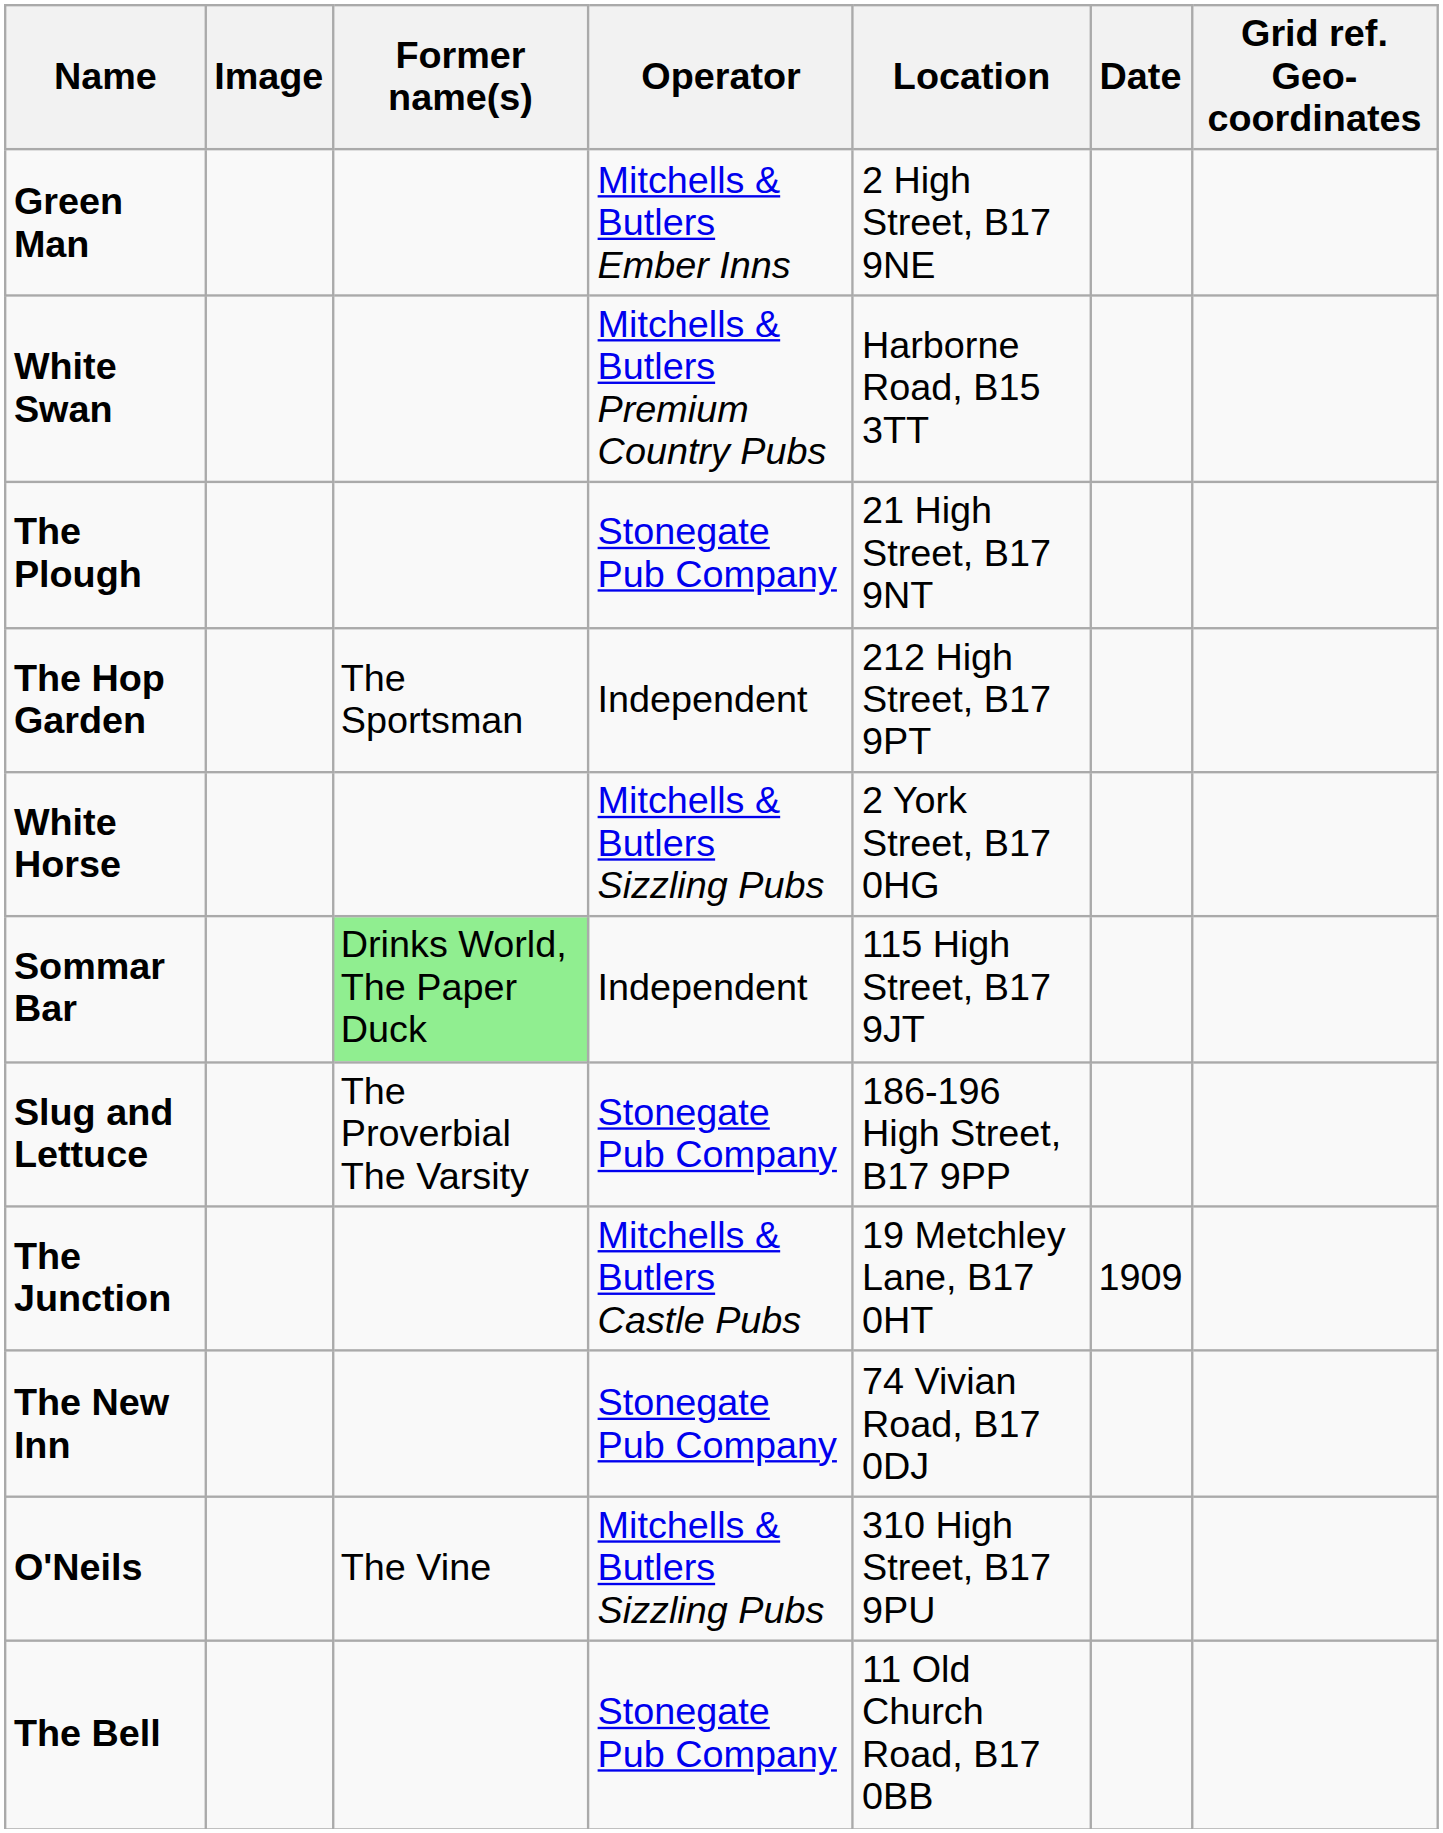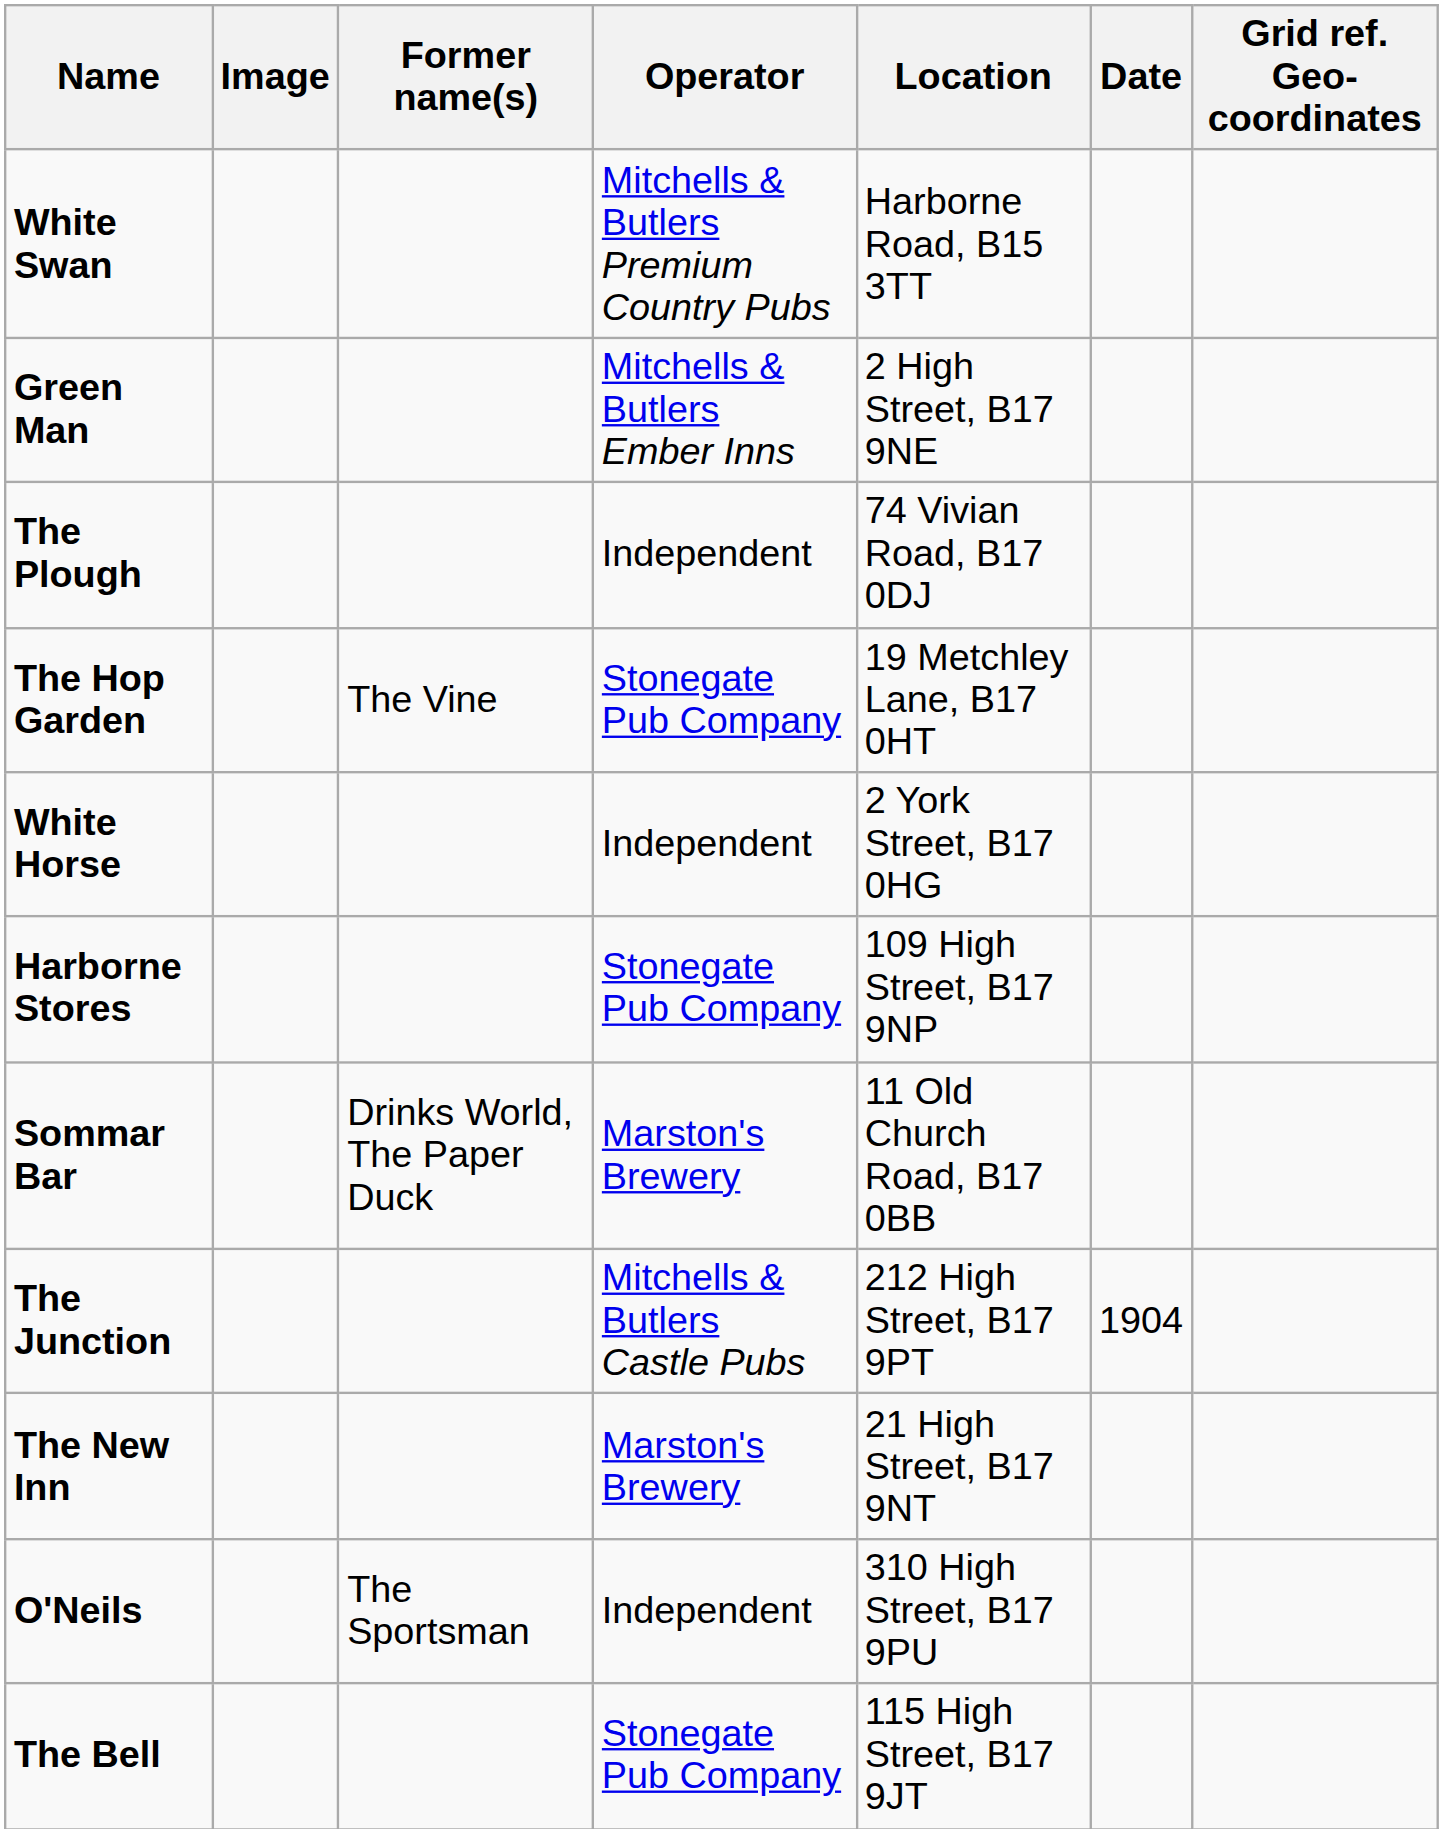rows swapped: (65, 387) <-> (68, 221)
(717, 553) Stonegate Pub Company -> (707, 553) Independent
(956, 553) 21 High Street, B17 9NT -> (954, 553) 74 Vivian Road, B17 0DJ
(432, 698) The Sportsman -> (422, 698) The Vine
(703, 698) Independent -> (721, 698) Stonegate Pub Company
(956, 698) 212 High Street, B17 9PT -> (967, 698) 19 Metchley Lane, B17 0HT
(711, 843) Mitchells & Butlers Sizzling Pubs -> (707, 843) Independent
+ row: (98, 988)
(454, 988) lightgreen background -> (460, 1154) no background
(703, 988) Independent -> (683, 1154) Marston's Brewery
(956, 988) 115 High Street, B17 9JT -> (954, 1154) 11 Old Church Road, B17 0BB
- row: (94, 1133)
(964, 1278) 19 Metchley Lane, B17 0HT -> (959, 1320) 212 High Street, B17 9PT
(1141, 1278) 1909 -> (1141, 1320) 1904
(717, 1423) Stonegate Pub Company -> (683, 1465) Marston's Brewery
(951, 1423) 74 Vivian Road, B17 0DJ -> (959, 1465) 21 High Street, B17 9NT
(416, 1567) The Vine -> (438, 1610) The Sportsman
(711, 1567) Mitchells & Butlers Sizzling Pubs -> (707, 1610) Independent
(951, 1733) 11 Old Church Road, B17 0BB -> (959, 1755) 115 High Street, B17 9JT
